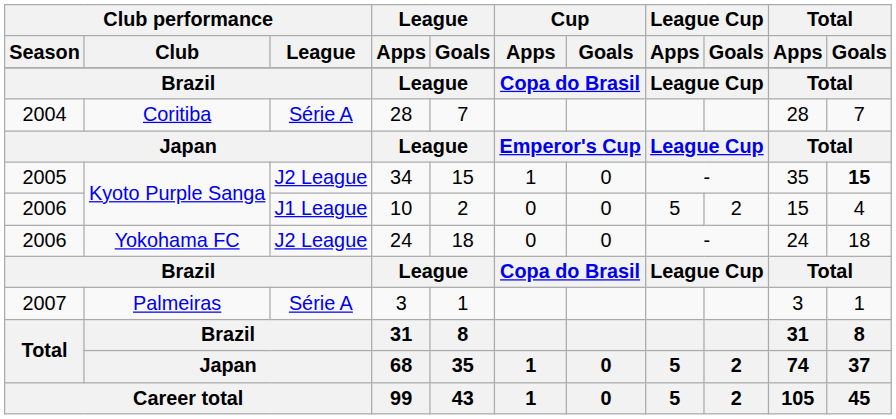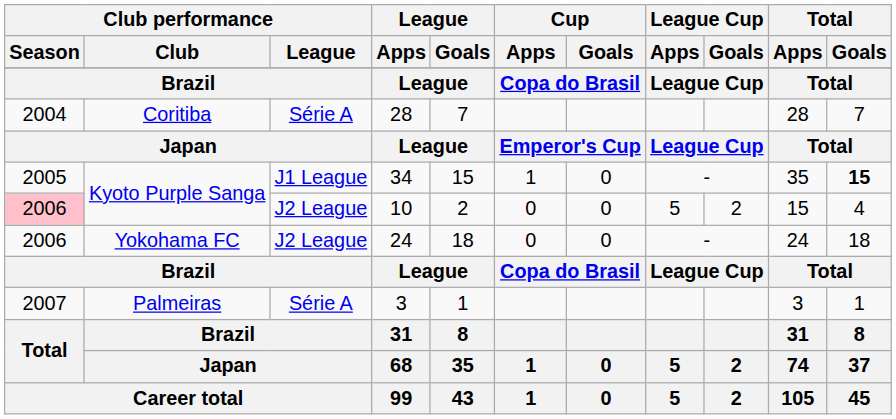(321, 177) J2 League -> (321, 177) J1 League
(44, 209) no background -> (44, 209) pink background
(321, 209) J1 League -> (321, 209) J2 League
